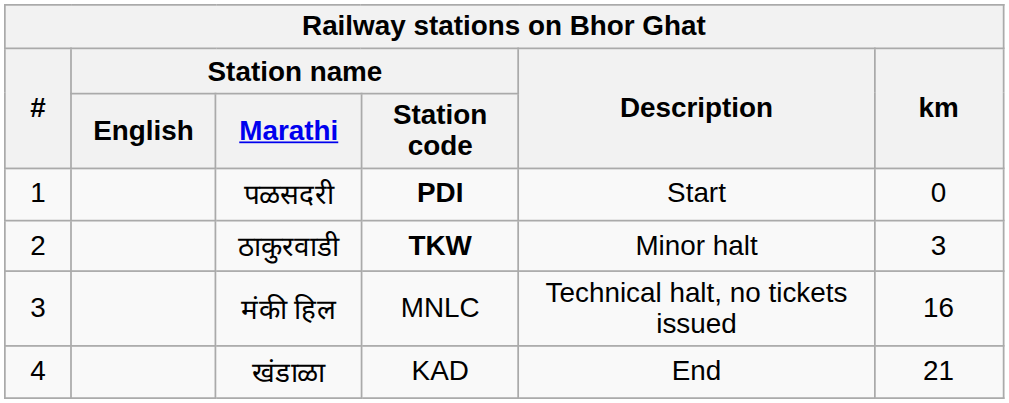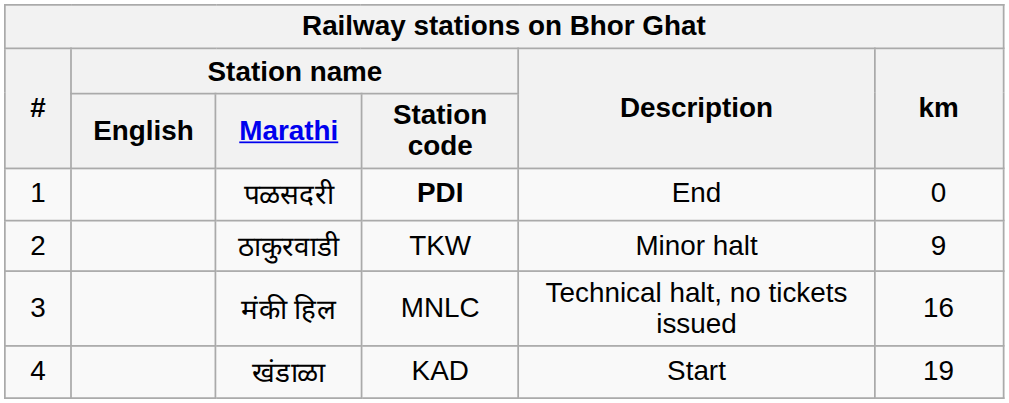(696, 193) Start -> (696, 193) End
(440, 244) bold -> (440, 244) normal
(939, 244) 3 -> (939, 244) 9
(696, 371) End -> (696, 371) Start
(939, 371) 21 -> (939, 371) 19
